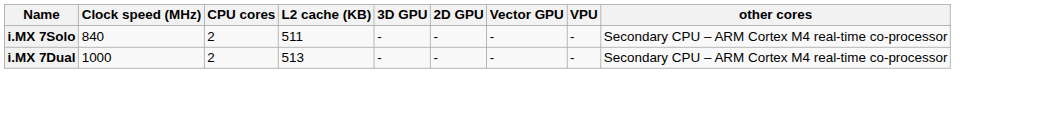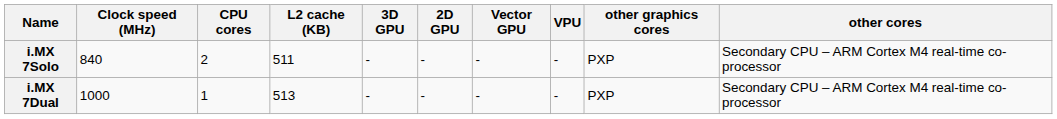+ column: (652, 22)
(211, 57) 2 -> (204, 95) 1
